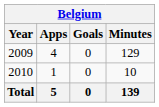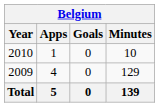rows swapped: (21, 53) <-> (21, 72)
